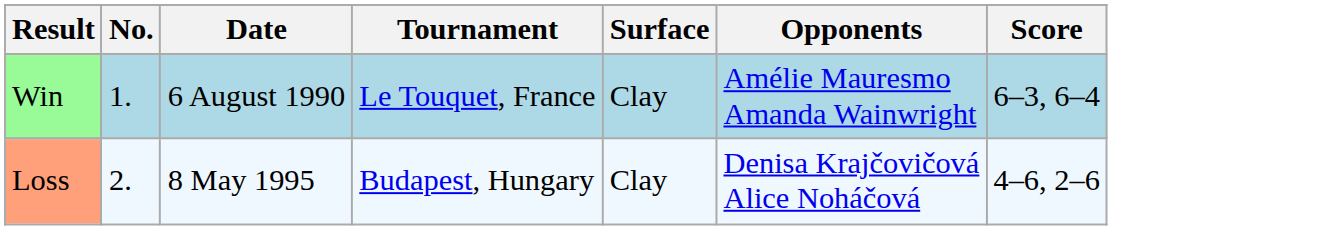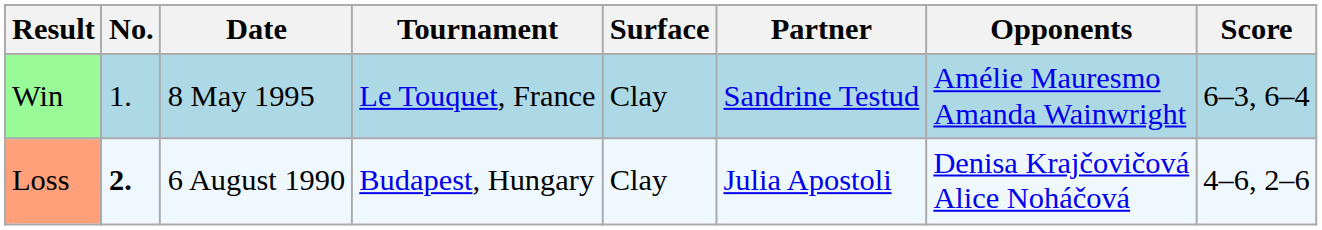+ column: (821, 28)
(257, 95) 6 August 1990 -> (241, 95) 8 May 1995
(120, 180) normal -> (120, 180) bold
(241, 180) 8 May 1995 -> (257, 180) 6 August 1990
